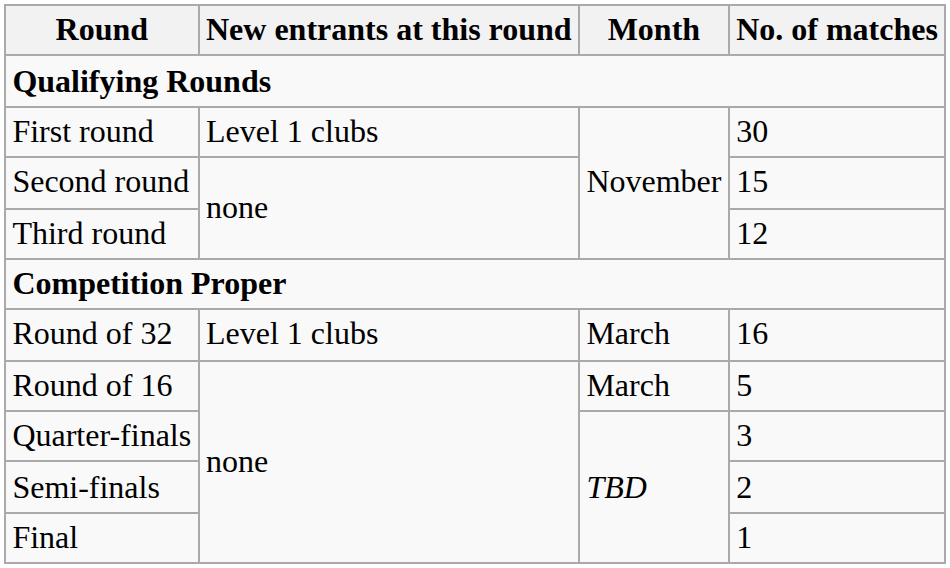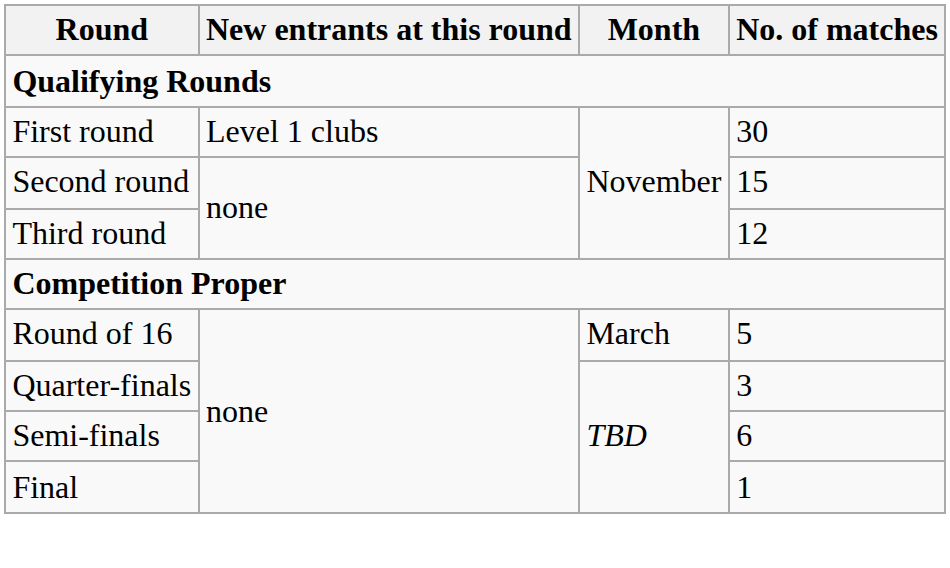- row: (92, 334)
(744, 486) 2 -> (744, 435) 6
